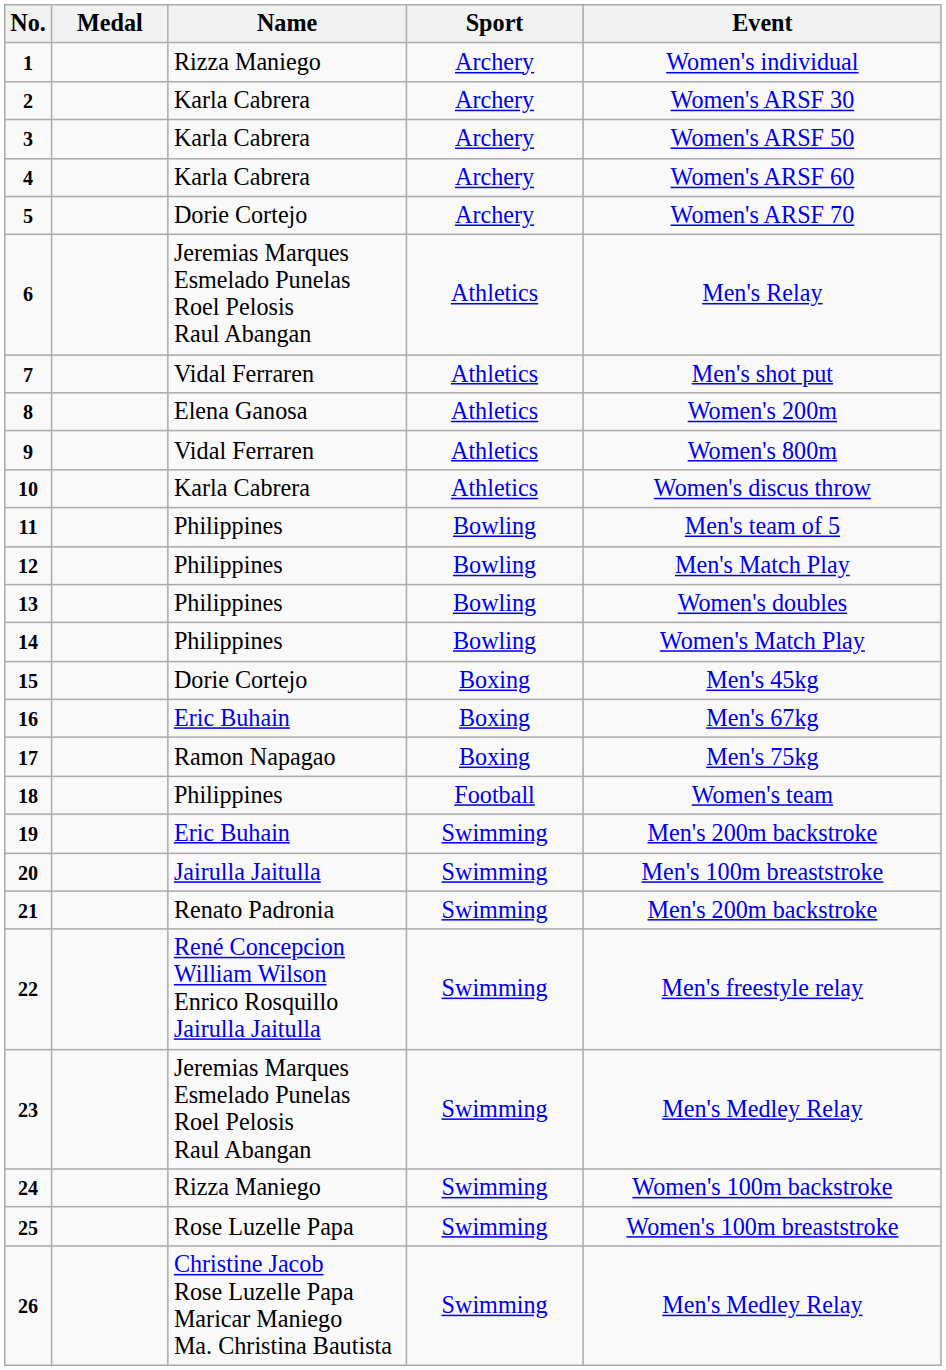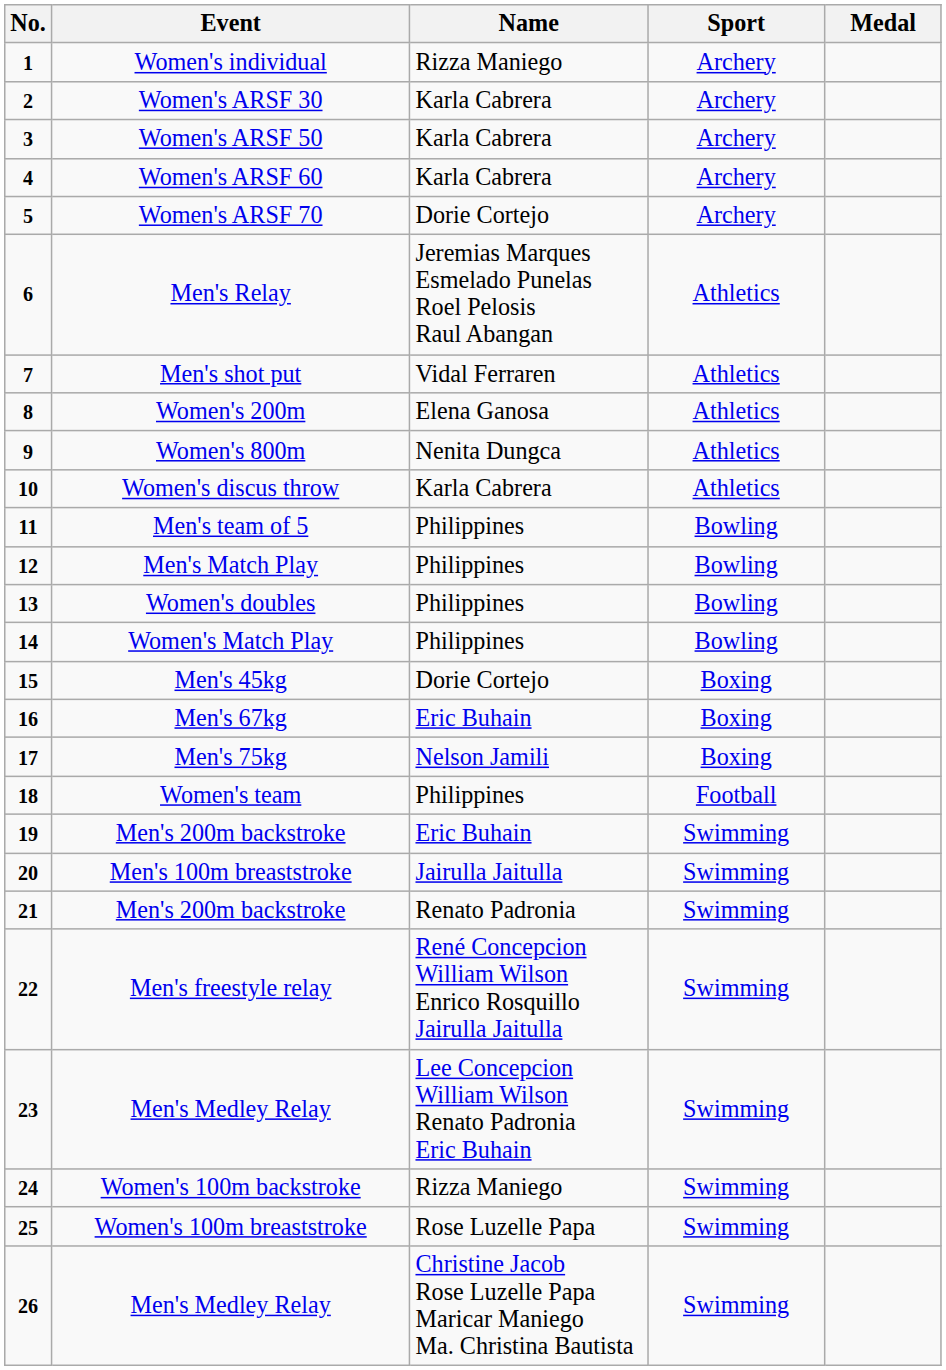columns swapped: (110, 23) <-> (762, 23)
(244, 450) Vidal Ferraren -> (488, 450) Nenita Dungca
(255, 756) Ramon Napagao -> (482, 756) Nelson Jamili
(262, 1108) Jeremias Marques Esmelado Punelas Roel Pelosis Raul Abangan -> (496, 1108) Lee Concepcion William Wilson Renato Padronia Eric Buhain
